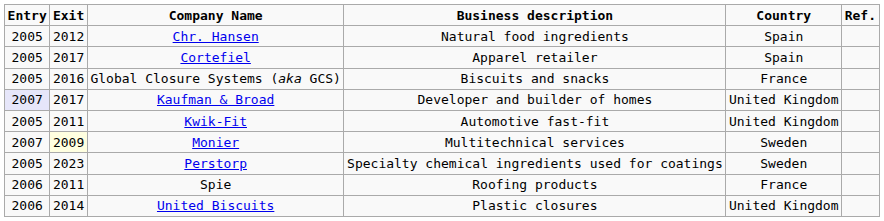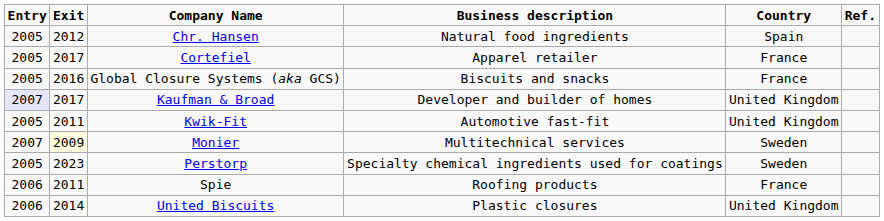(784, 57) Spain -> (784, 57) France
